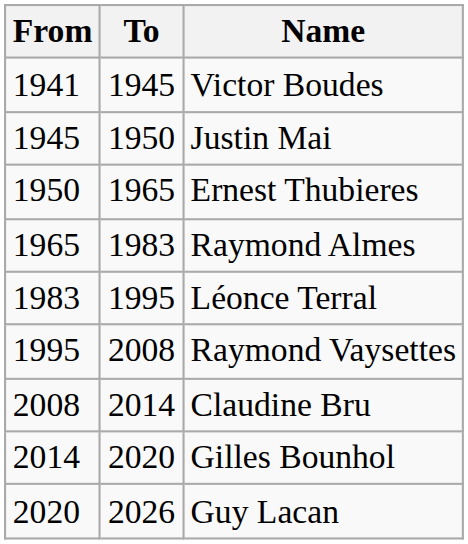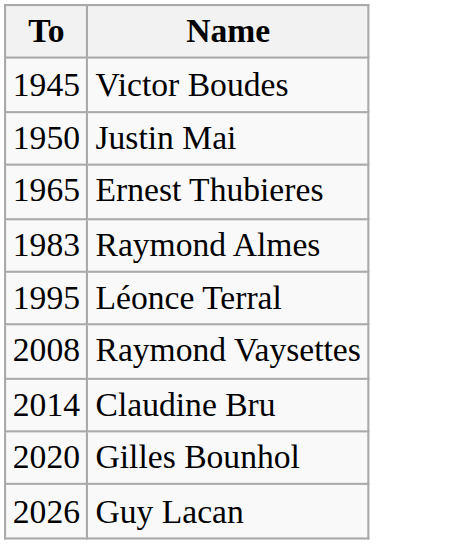- column: (53, 31)
